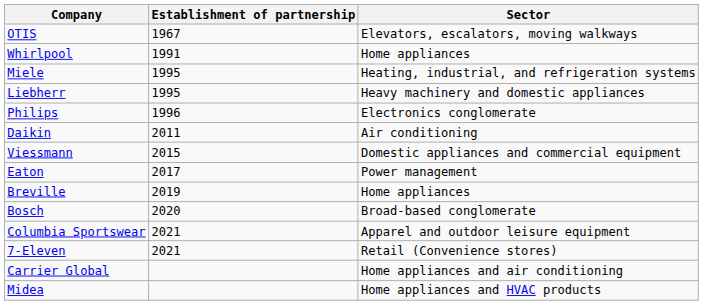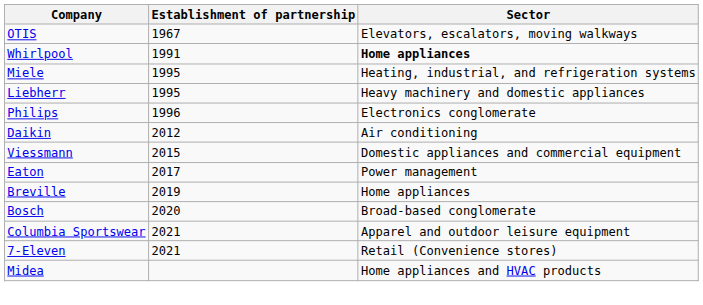(416, 54) normal -> (416, 54) bold
(166, 133) 2011 -> (166, 133) 2012
- row: (58, 270)
